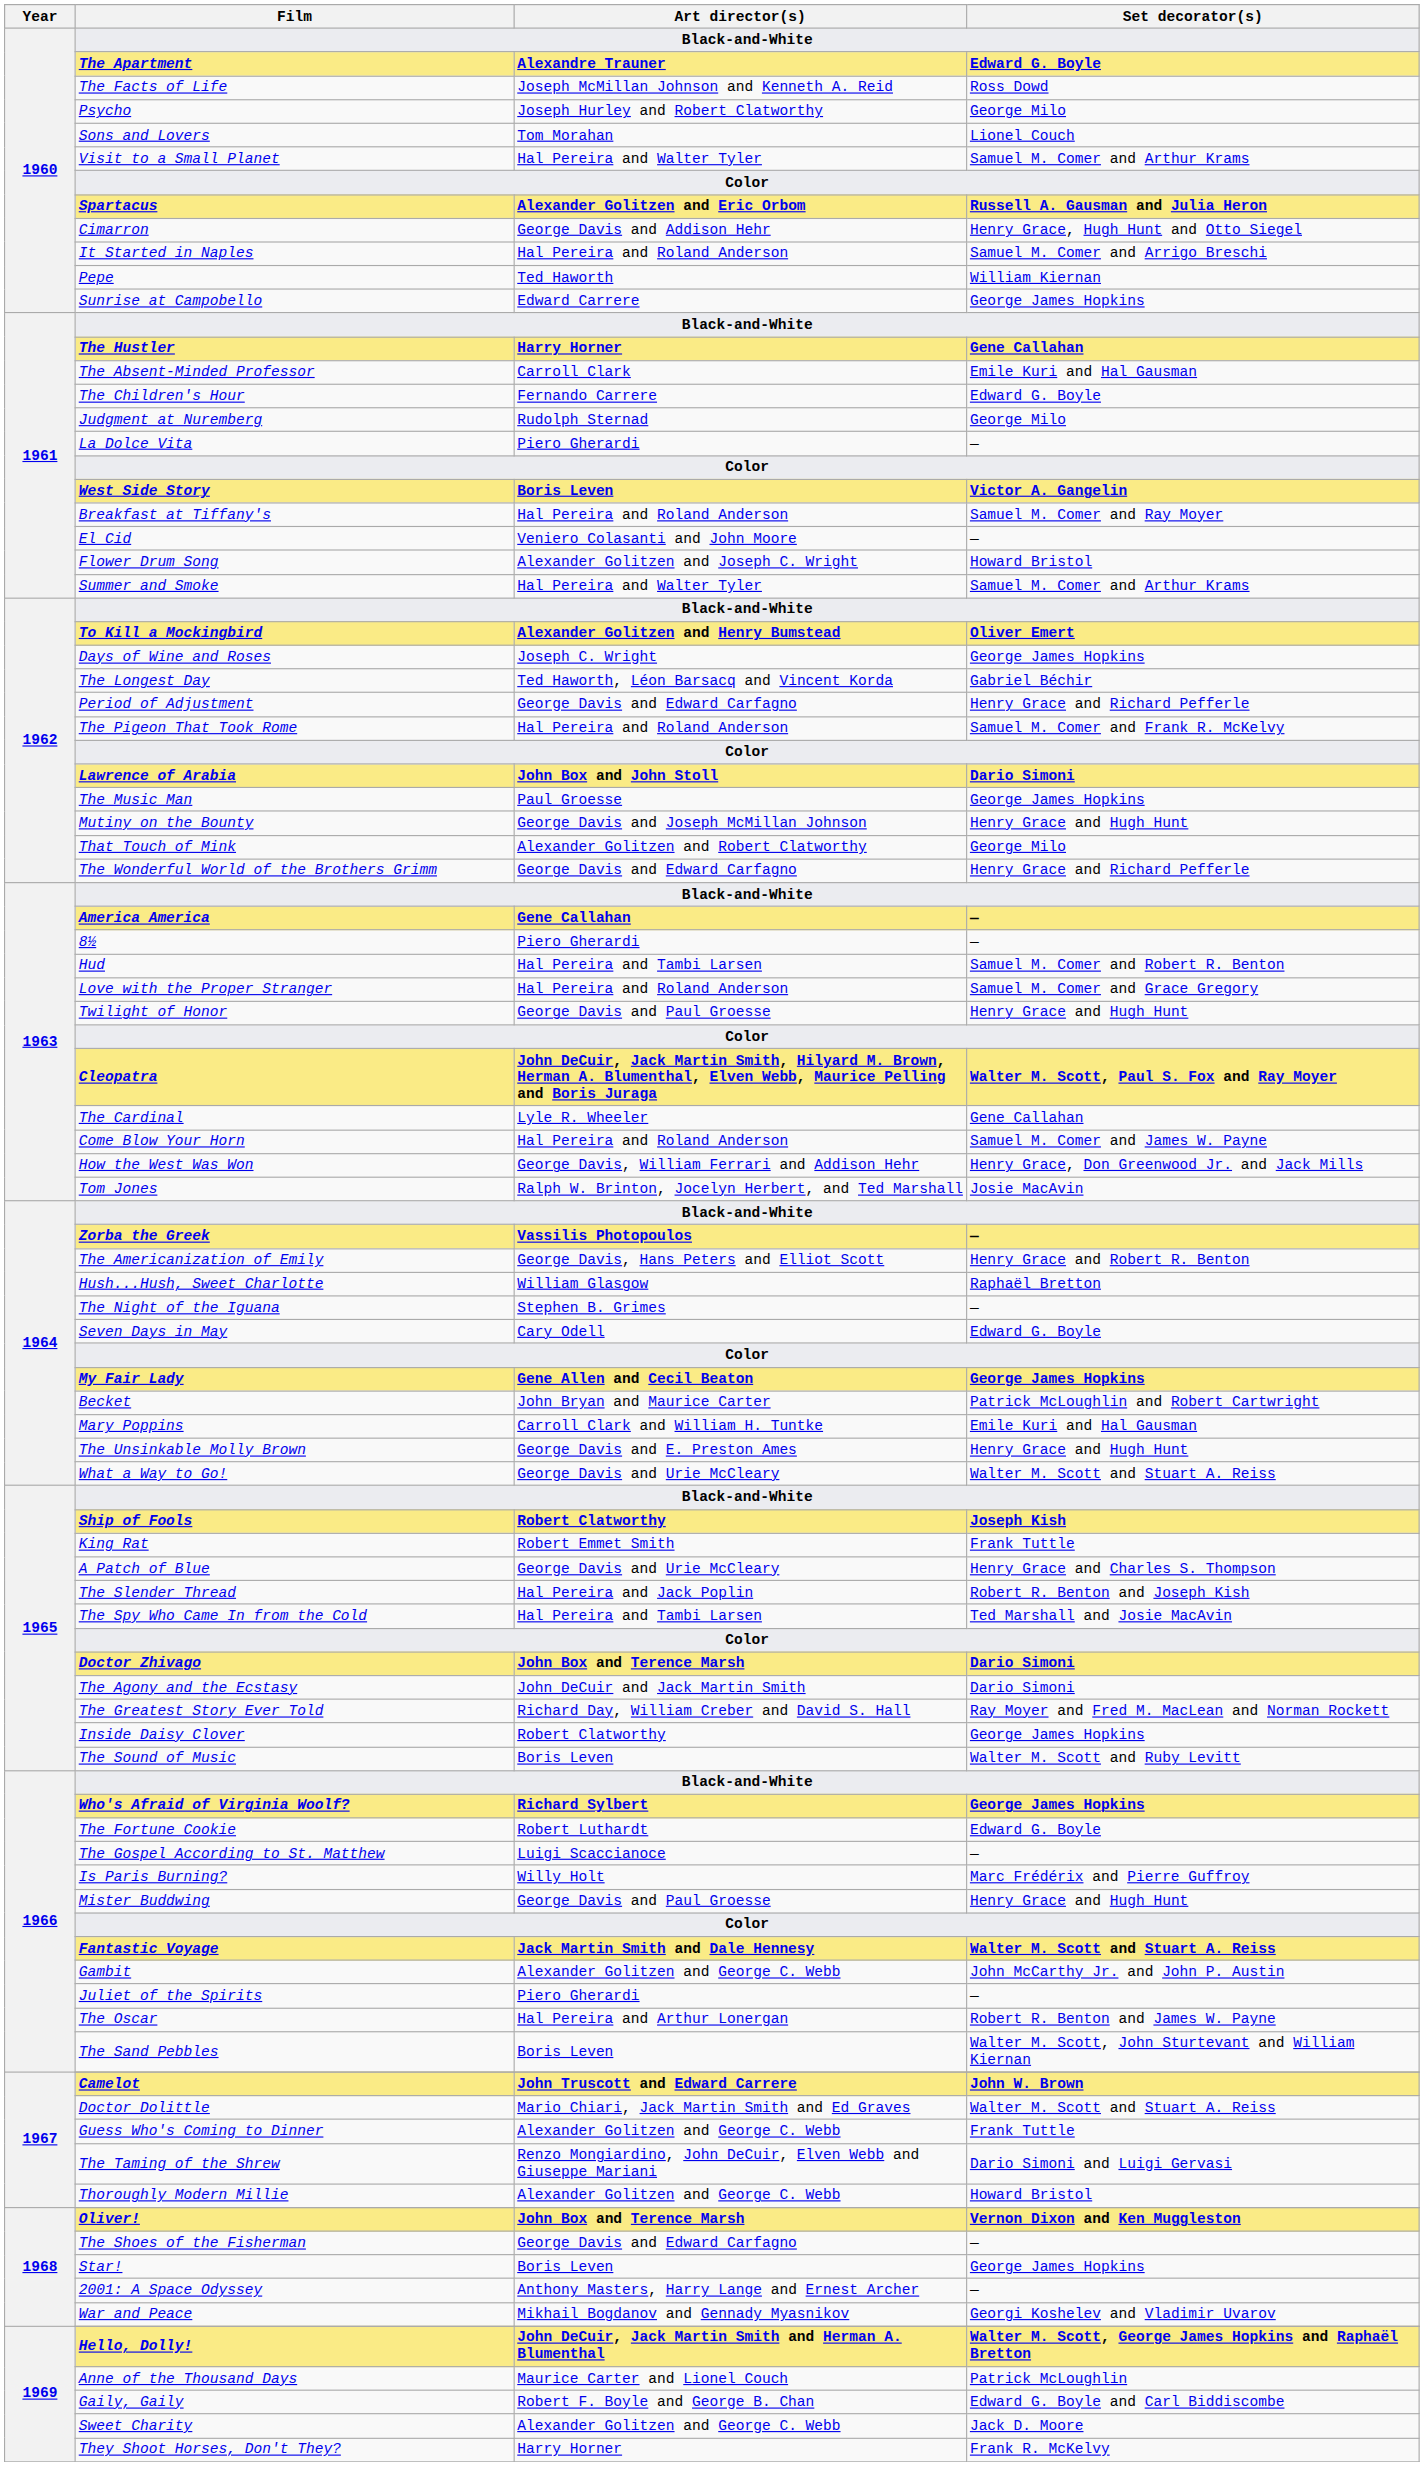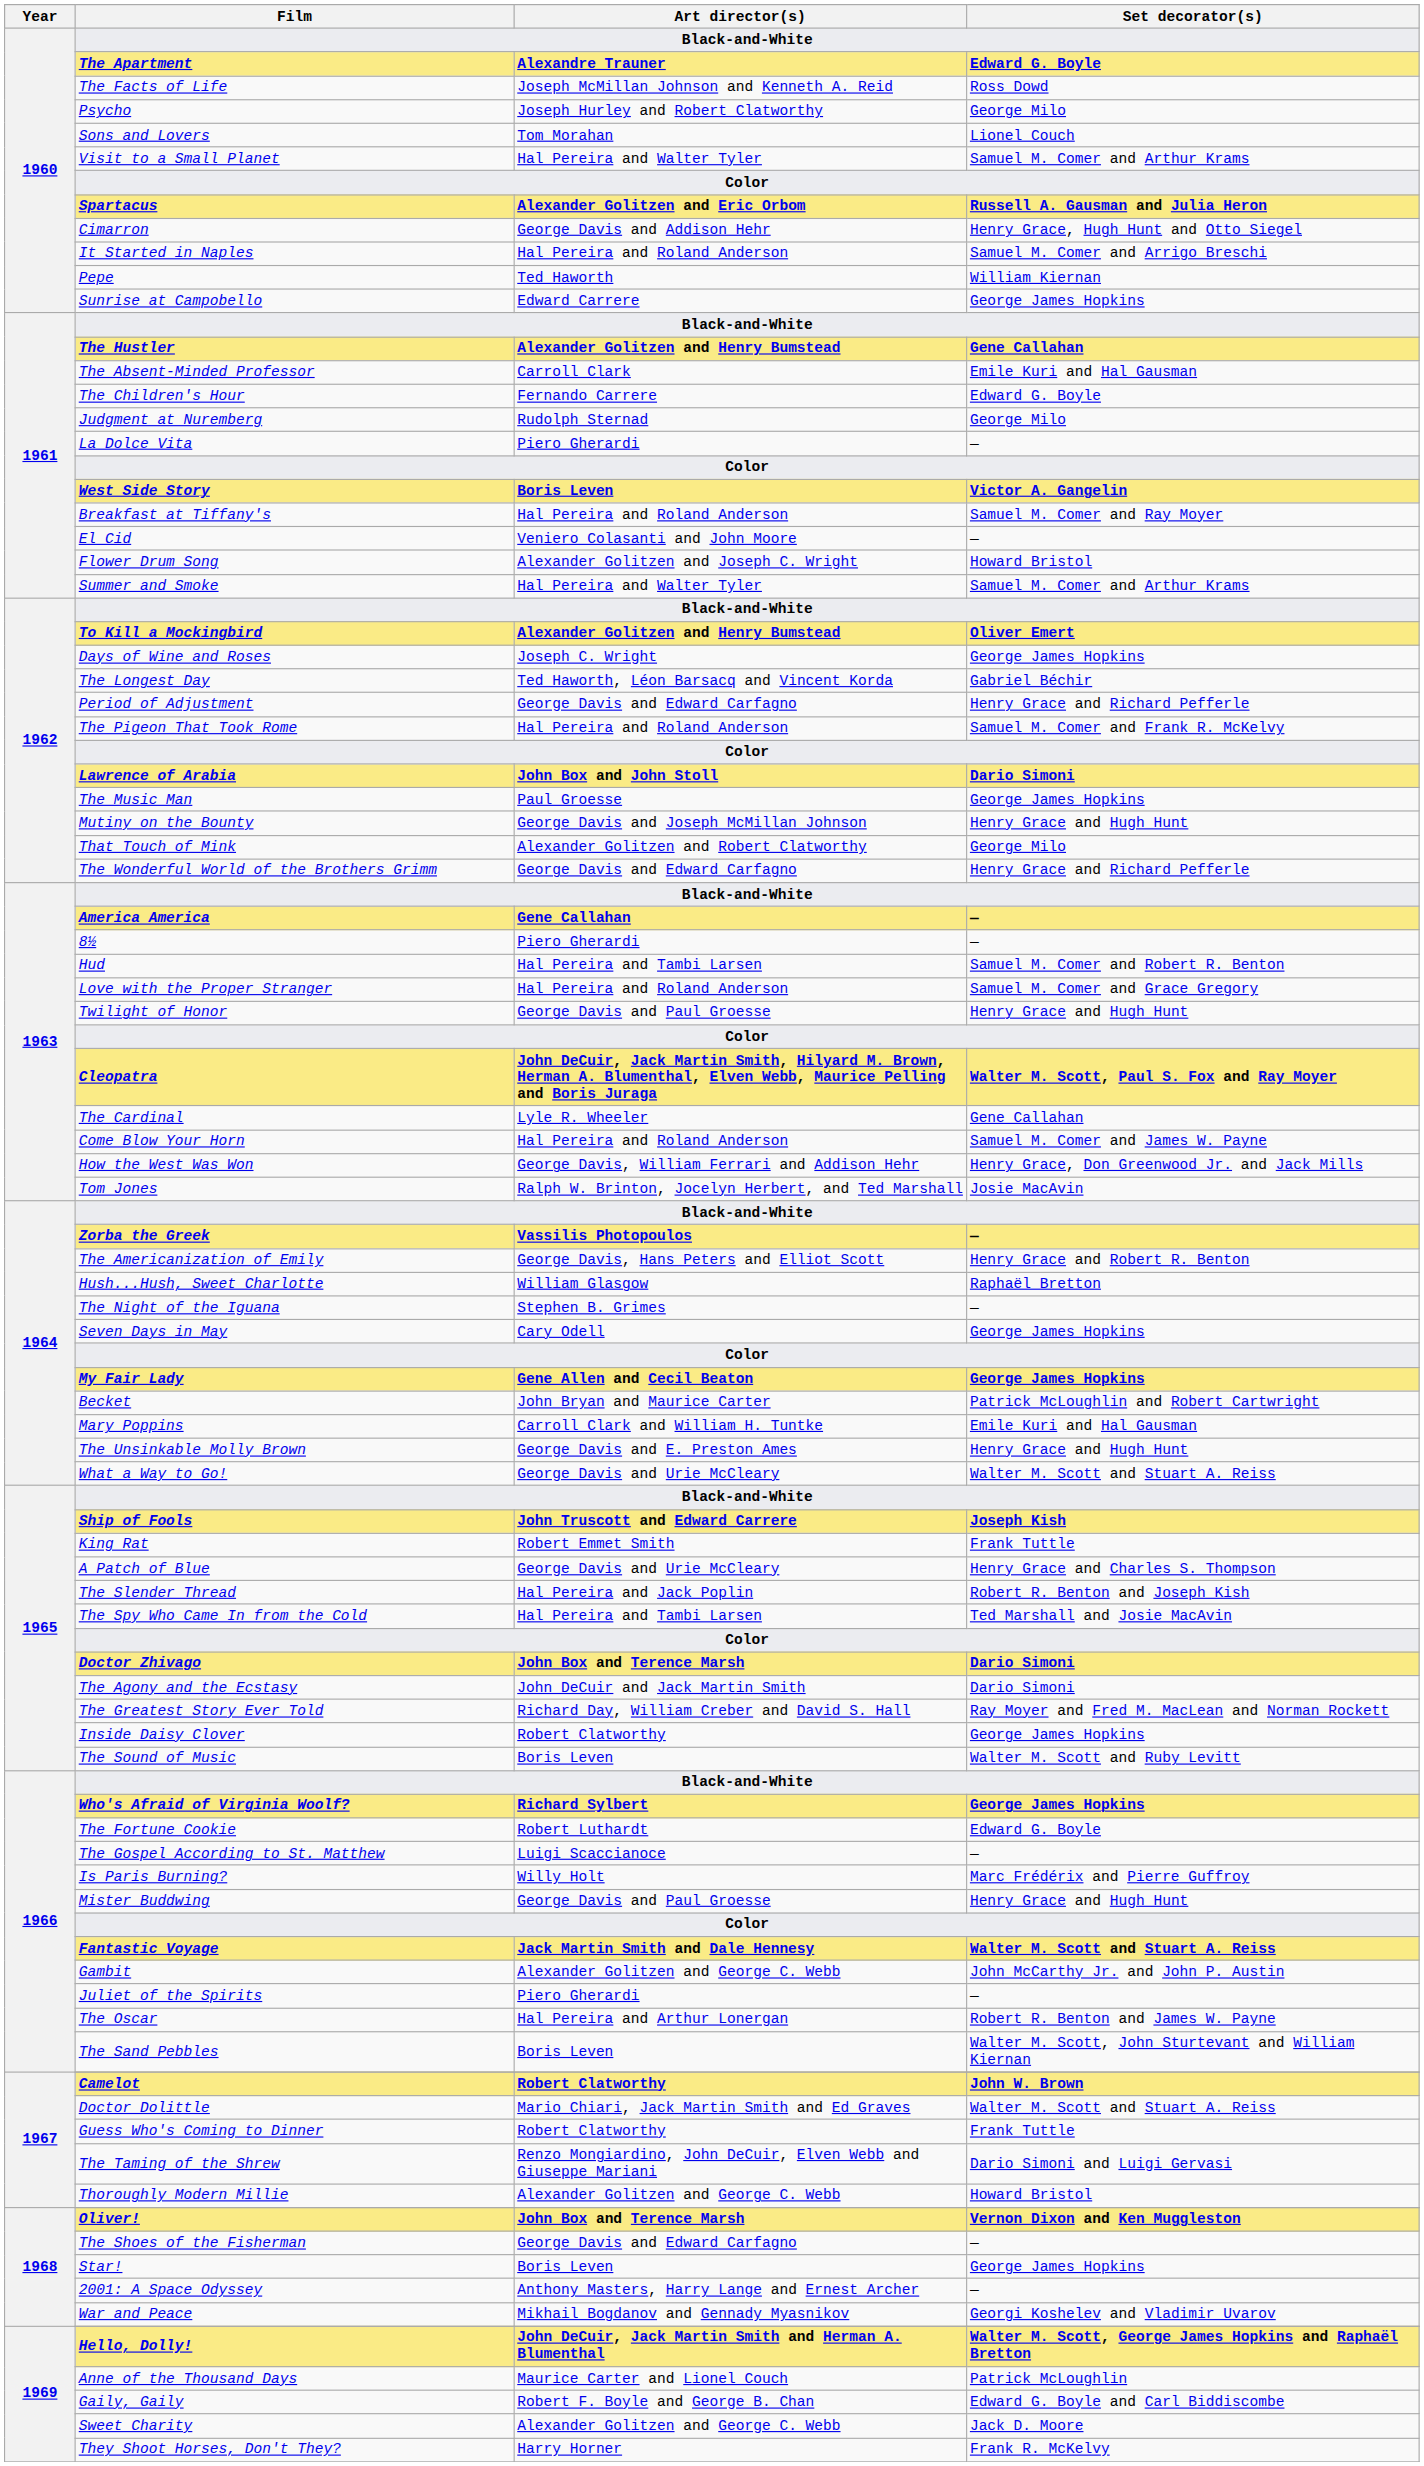(570, 349) Harry Horner -> (679, 349) Alexander Golitzen and Henry Bumstead
(1035, 1331) Edward G. Boyle -> (1057, 1331) George James Hopkins
(592, 1521) Robert Clatworthy -> (657, 1521) John Truscott and Edward Carrere
(657, 2084) John Truscott and Edward Carrere -> (592, 2084) Robert Clatworthy
(679, 2131) Alexander Golitzen and George C. Webb -> (592, 2131) Robert Clatworthy
